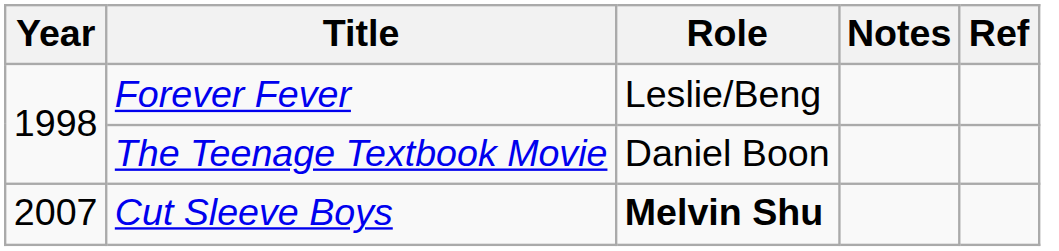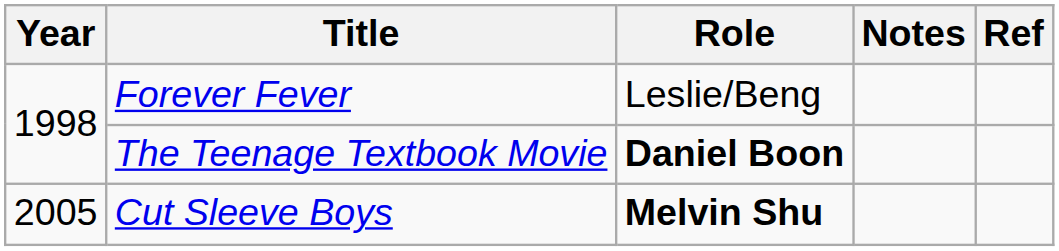(727, 153) normal -> (734, 153) bold
(56, 213) 2007 -> (56, 213) 2005
